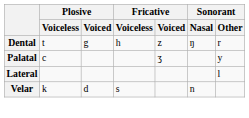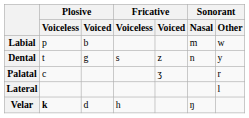+ row: (22, 43)
(118, 43) h -> (118, 58) s
(192, 43) ŋ -> (192, 58) n
(219, 43) r -> (220, 58) y
(220, 58) y -> (219, 74) r
(44, 89) normal -> (45, 105) bold
(118, 89) s -> (118, 105) h
(192, 89) n -> (192, 105) ŋ
